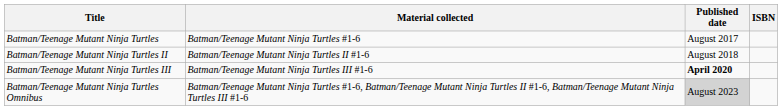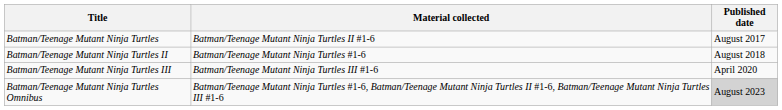- column: (764, 17)
(274, 39) Batman/Teenage Mutant Ninja Turtles #1-6 -> (284, 39) Batman/Teenage Mutant Ninja Turtles II #1-6
(278, 54) Batman/Teenage Mutant Ninja Turtles II #1-6 -> (279, 54) Batman/Teenage Mutant Ninja Turtles #1-6
(710, 70) bold -> (736, 70) normal
